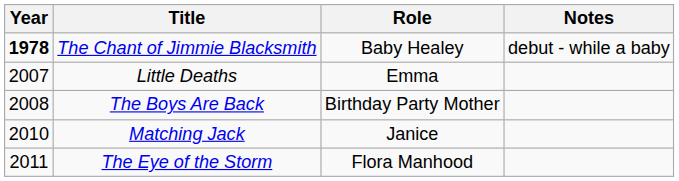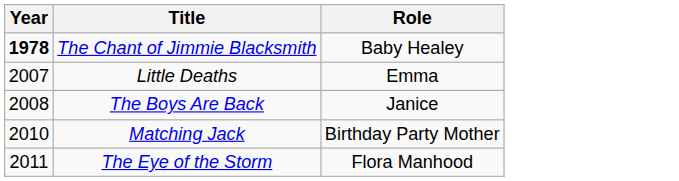- column: (589, 18)
(412, 104) Birthday Party Mother -> (412, 104) Janice
(412, 133) Janice -> (412, 133) Birthday Party Mother
